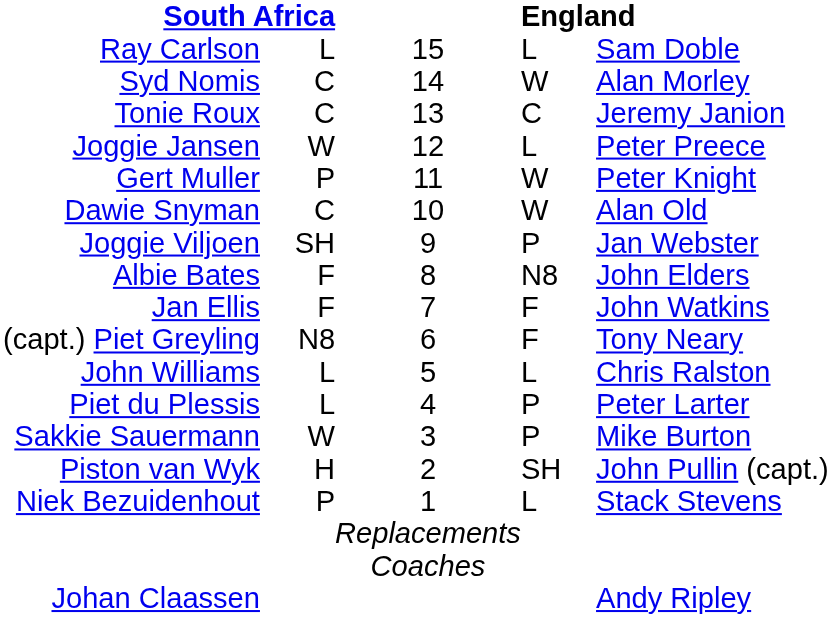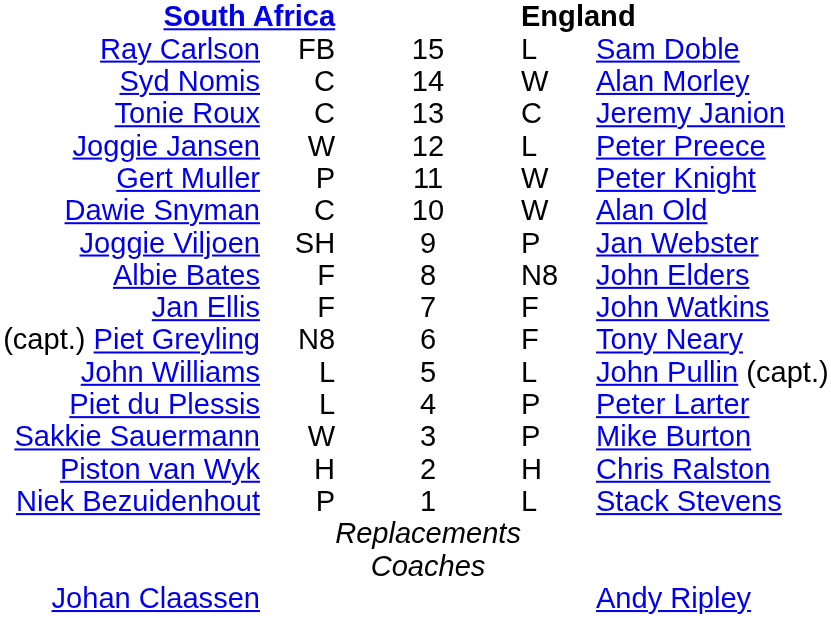(327, 48) L -> (317, 48) FB
(683, 372) Chris Ralston -> (712, 372) John Pullin (capt.)
(541, 469) SH -> (531, 469) H
(712, 469) John Pullin (capt.) -> (683, 469) Chris Ralston
